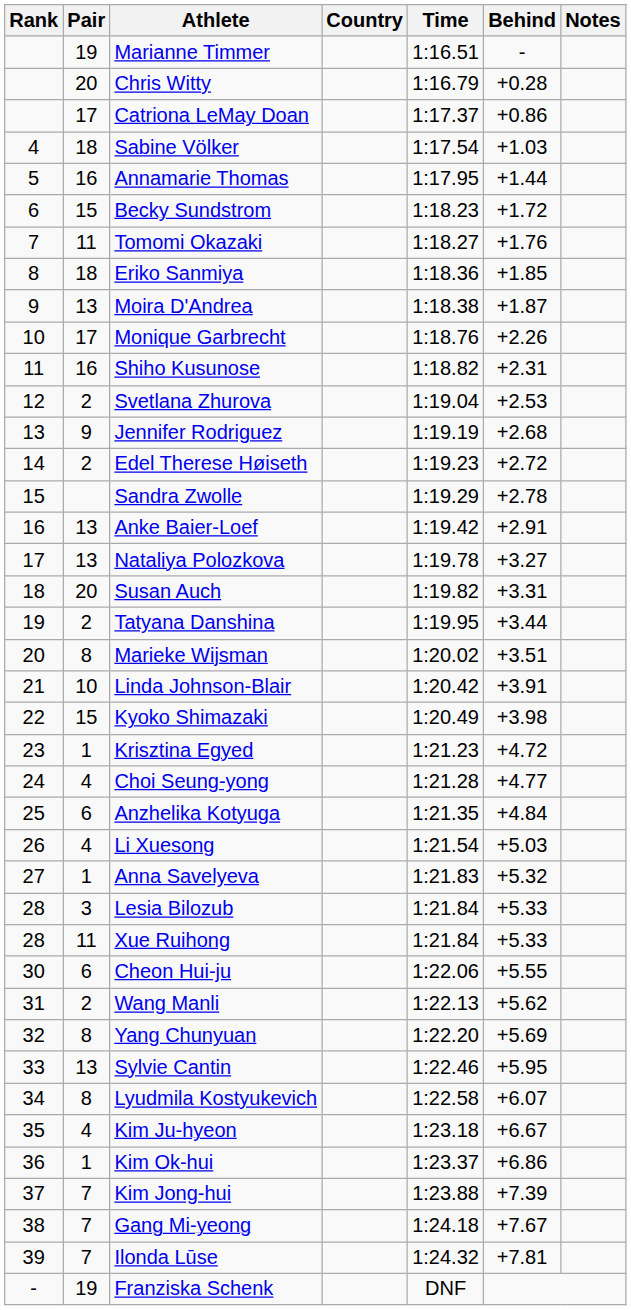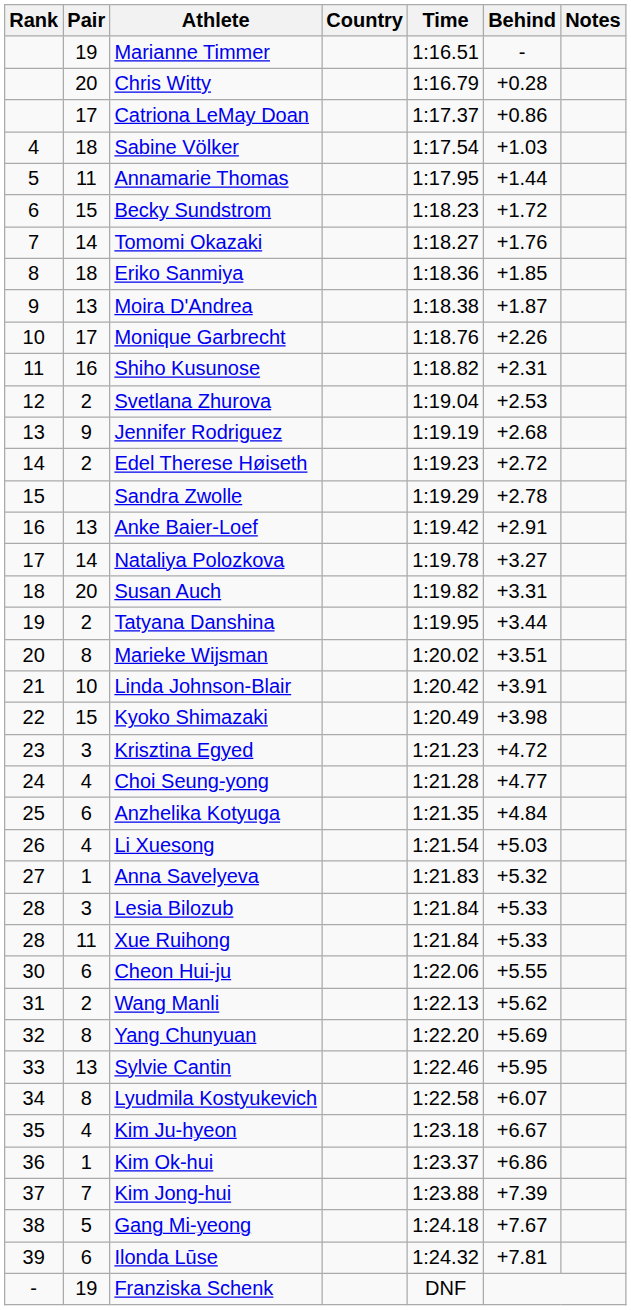(86, 178) 16 -> (86, 178) 11
(86, 242) 11 -> (86, 242) 14
(86, 559) 13 -> (86, 559) 14
(86, 749) 1 -> (86, 749) 3
(86, 1225) 7 -> (86, 1225) 5
(86, 1257) 7 -> (86, 1257) 6
